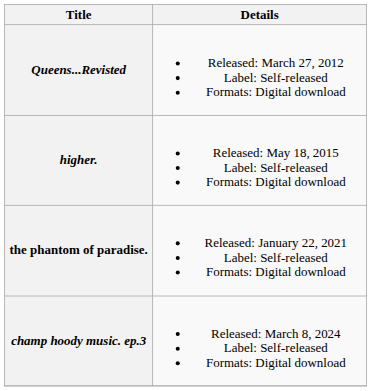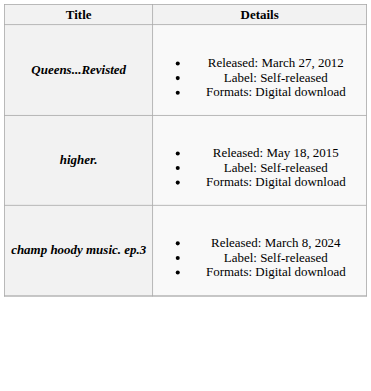- row: (79, 250)
